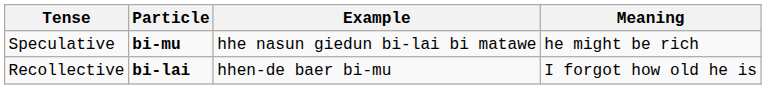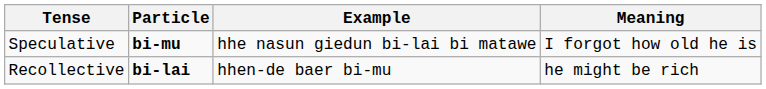(622, 44) he might be rich -> (651, 44) I forgot how old he is
(651, 70) I forgot how old he is -> (622, 70) he might be rich
